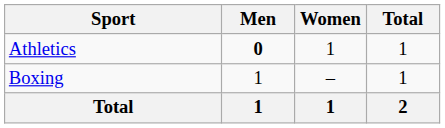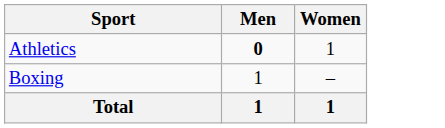- column: (403, 19)
